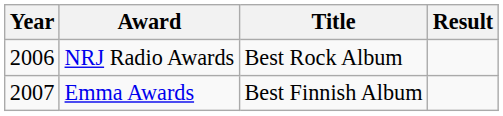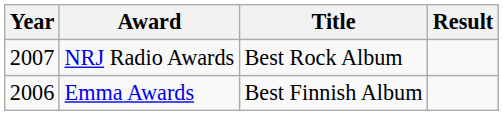(32, 57) 2006 -> (32, 57) 2007
(32, 92) 2007 -> (32, 92) 2006
